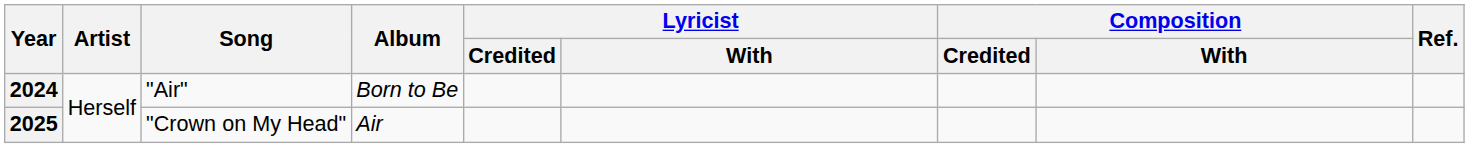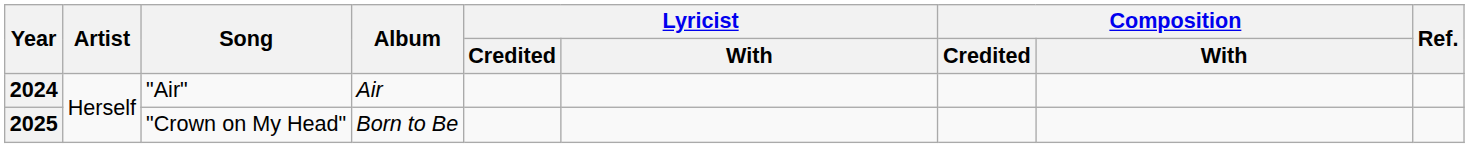(407, 90) Born to Be -> (369, 90) Air
(369, 124) Air -> (407, 124) Born to Be
